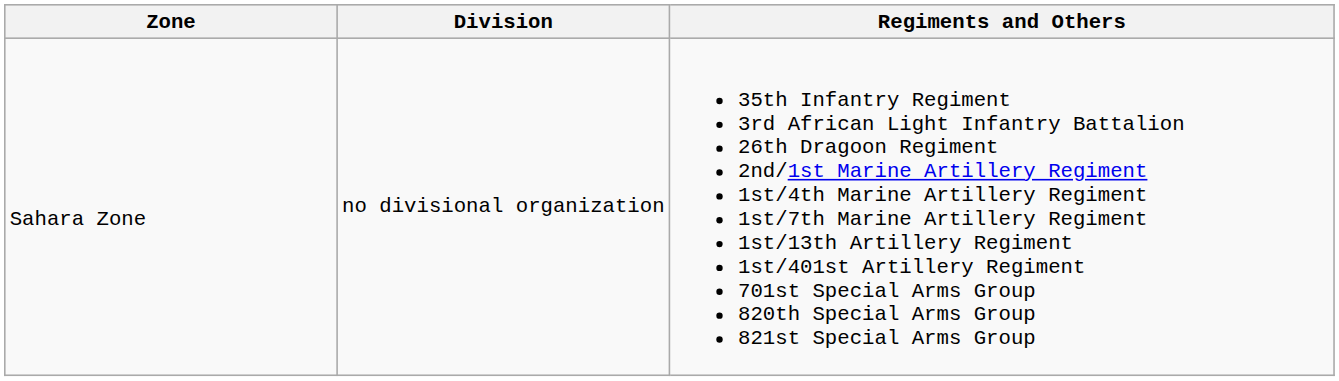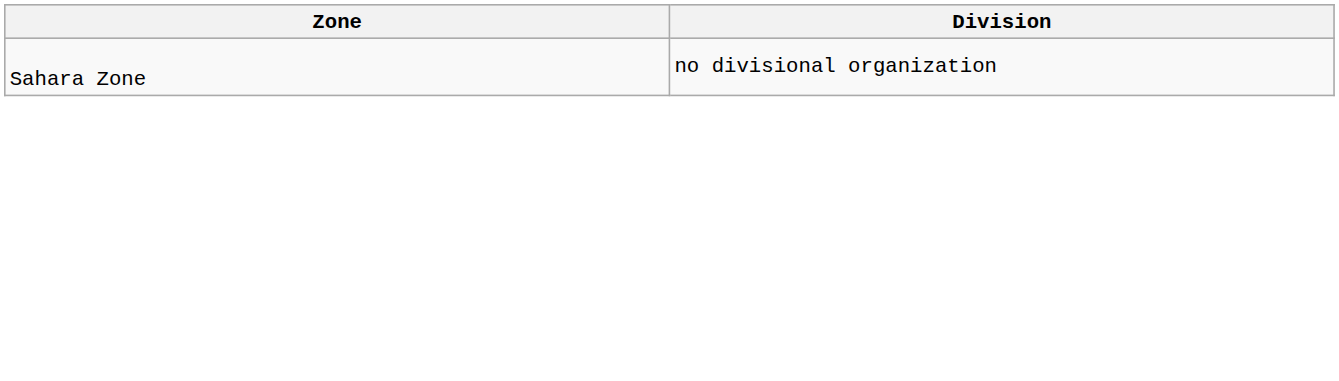- column: (1002, 22)
